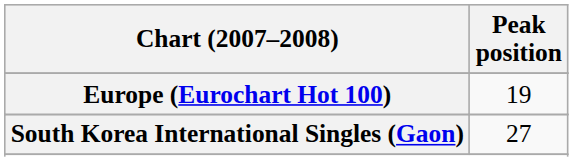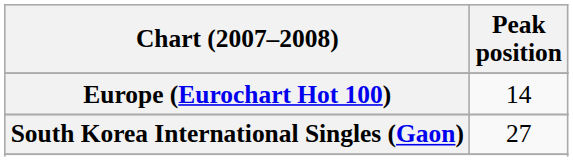(519, 93) 19 -> (519, 93) 14
